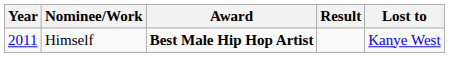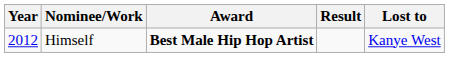(23, 40) 2011 -> (23, 40) 2012
